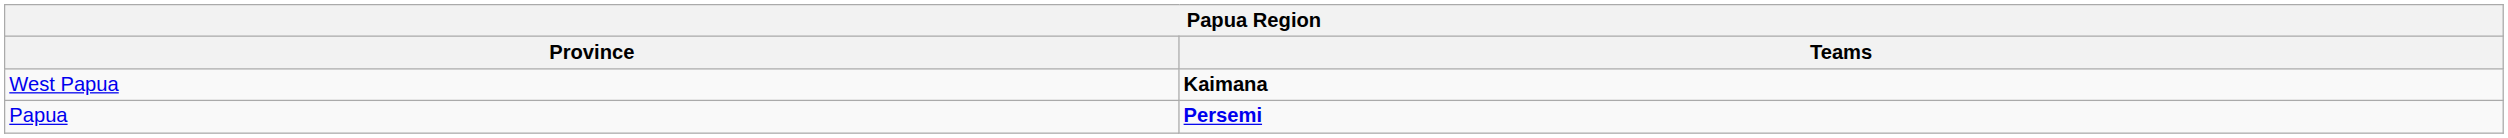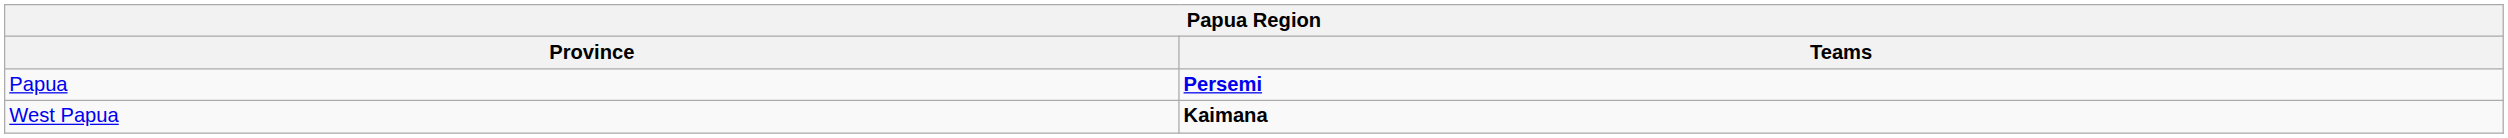rows swapped: (64, 84) <-> (38, 116)
